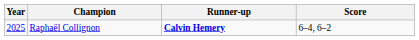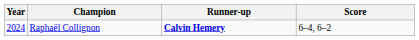(16, 28) 2025 -> (16, 28) 2024
